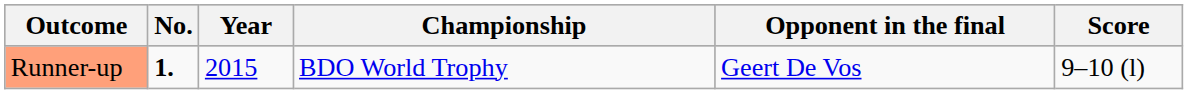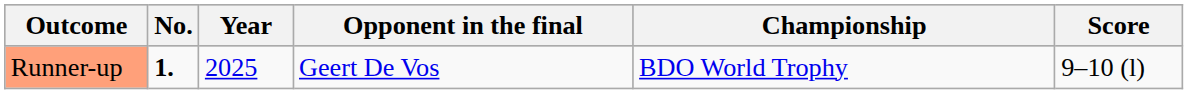columns swapped: (504, 25) <-> (885, 25)
(231, 66) 2015 -> (231, 66) 2025
